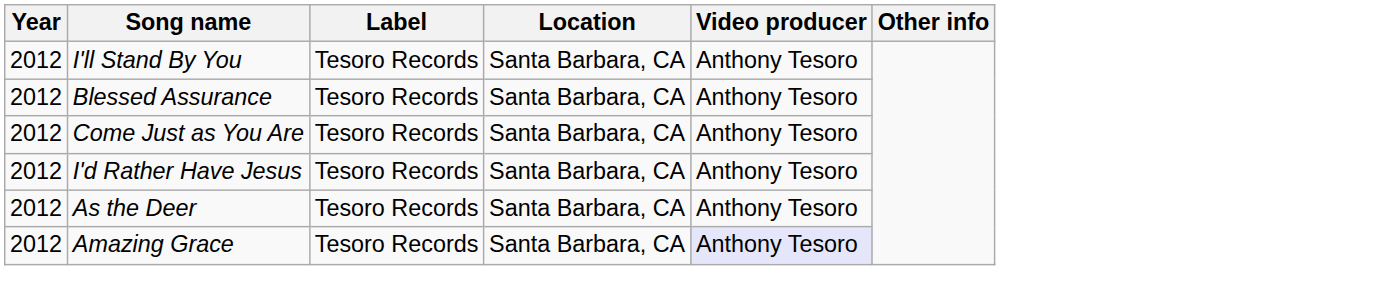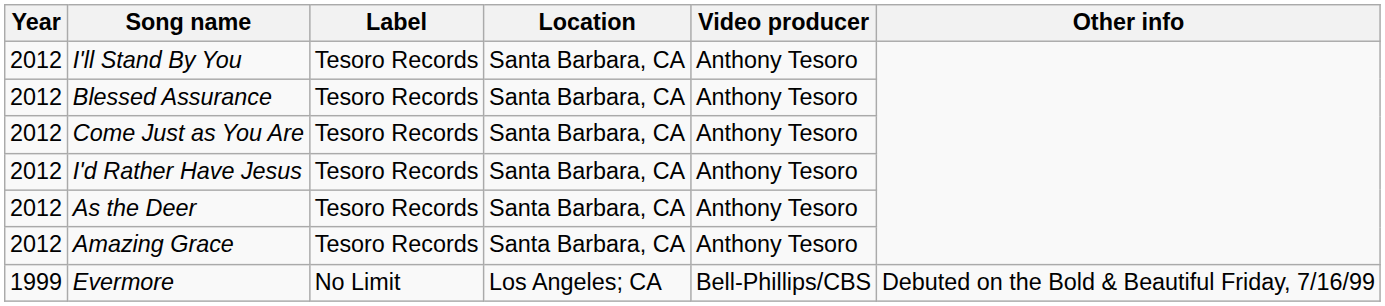(777, 245) lavender background -> (777, 245) no background
+ row: (123, 282)
